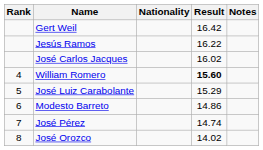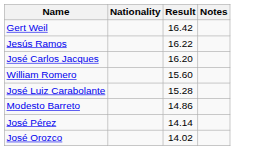- column: (19, 12)
(209, 59) 16.02 -> (180, 59) 16.20
(209, 75) bold -> (180, 75) normal
(209, 91) 15.29 -> (180, 91) 15.28
(209, 122) 14.74 -> (180, 122) 14.14
